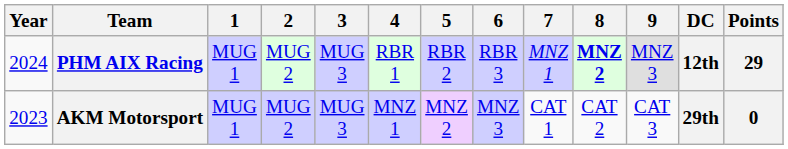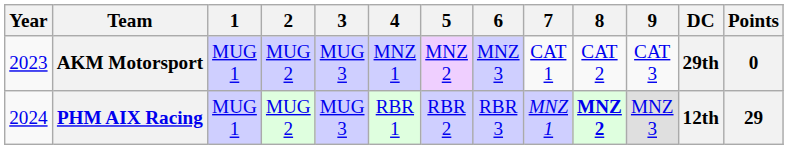rows swapped: (130, 117) <-> (130, 62)
